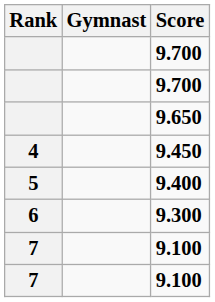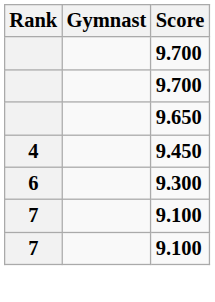- row: (33, 183)
